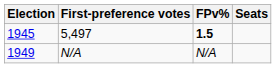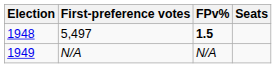(21, 33) 1945 -> (21, 33) 1948
